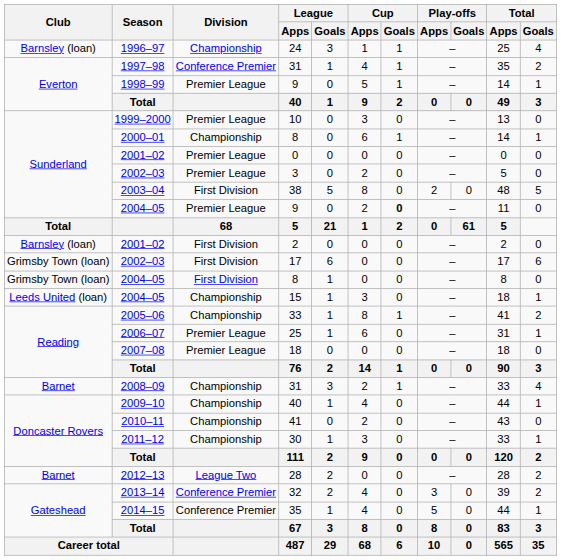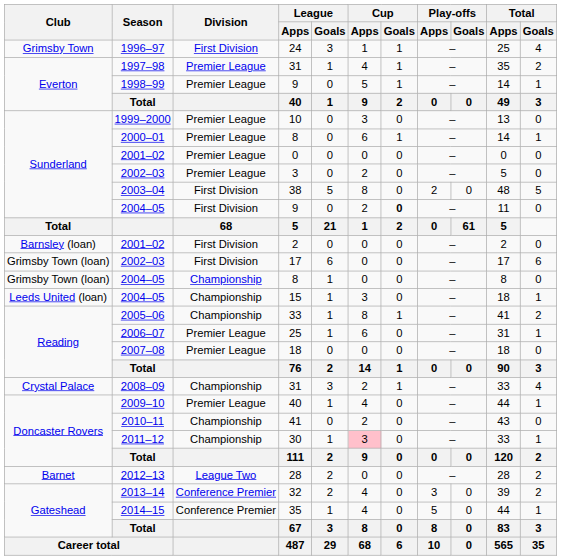(58, 48) Barnsley (loan) -> (58, 48) Grimsby Town
(226, 48) Championship -> (226, 48) First Division
(226, 66) Conference Premier -> (226, 66) Premier League
(226, 137) Championship -> (226, 137) Premier League
(226, 208) Premier League -> (226, 208) First Division
(226, 279) First Division -> (226, 279) Championship
(58, 386) Barnet -> (58, 386) Crystal Palace
(226, 404) Championship -> (226, 404) Premier League
(365, 439) no background -> (365, 439) pink background
